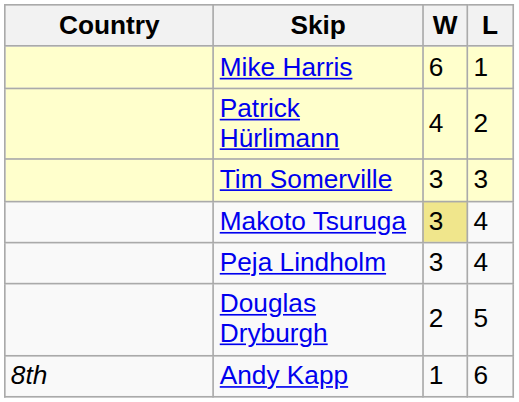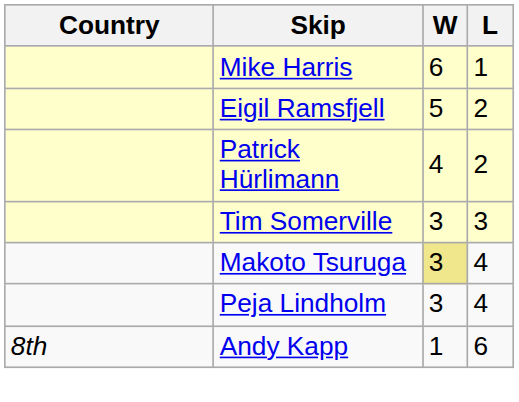+ row: (302, 108)
- row: (274, 319)
